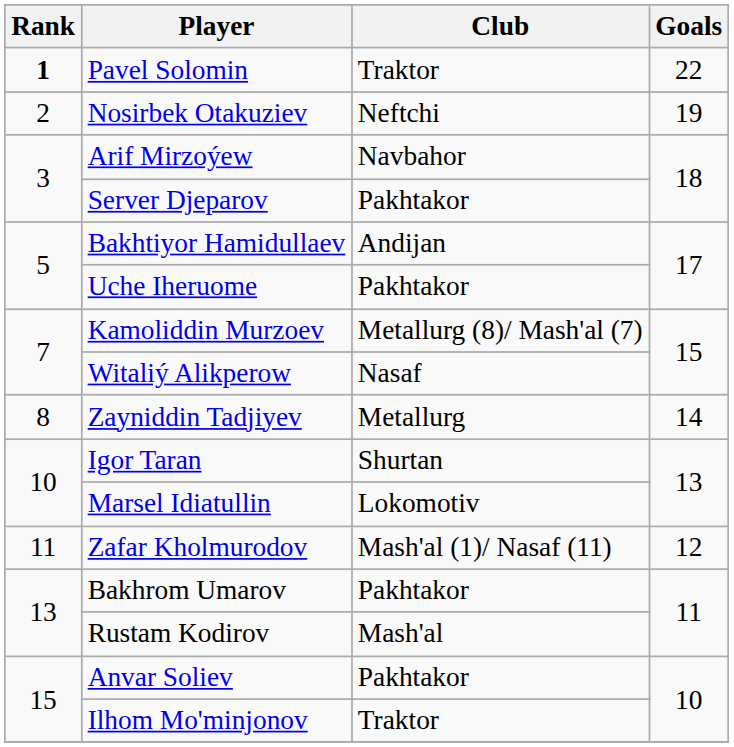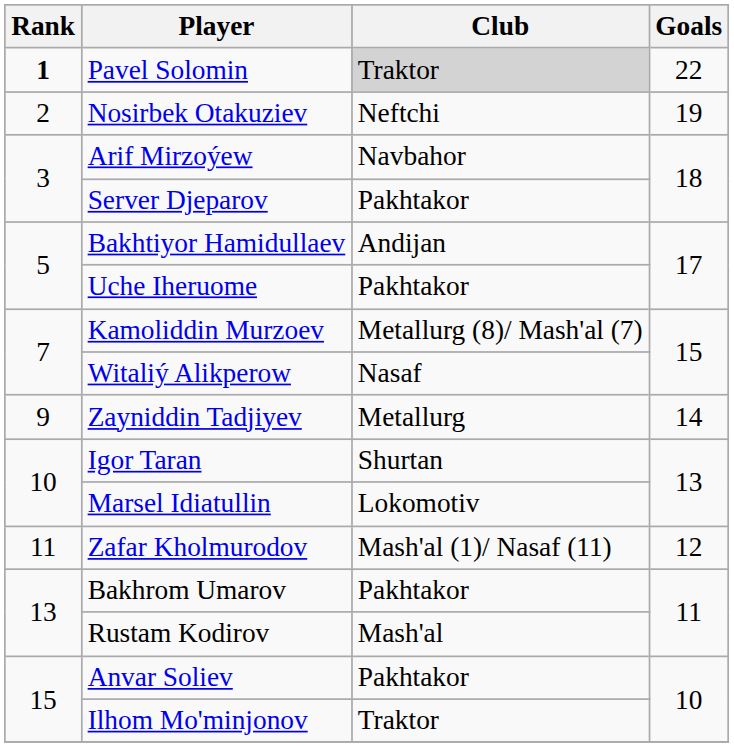(398, 69) no background -> (398, 69) lightgrey background
(43, 416) 8 -> (43, 416) 9
